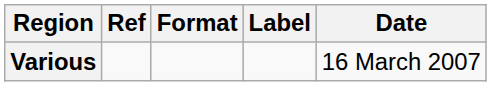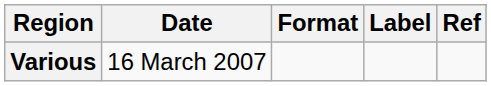columns swapped: (401, 23) <-> (127, 23)
